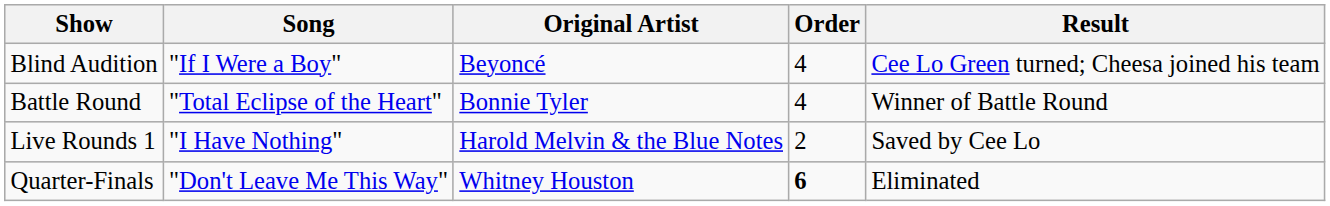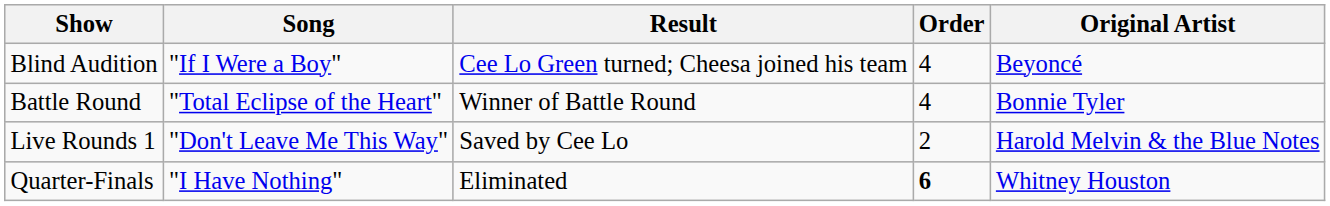columns swapped: (621, 24) <-> (1095, 24)
(256, 141) "I Have Nothing" -> (308, 141) "Don't Leave Me This Way"
(308, 180) "Don't Leave Me This Way" -> (256, 180) "I Have Nothing"
